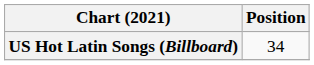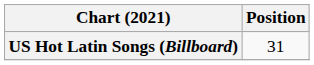(276, 45) 34 -> (276, 45) 31
